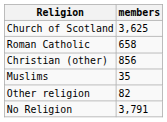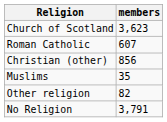(133, 29) 3,625 -> (133, 29) 3,623
(127, 45) 658 -> (127, 45) 607
